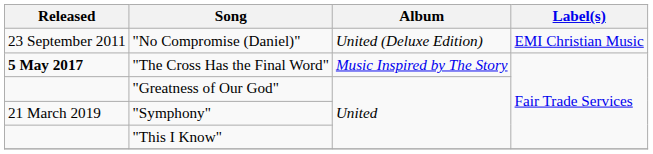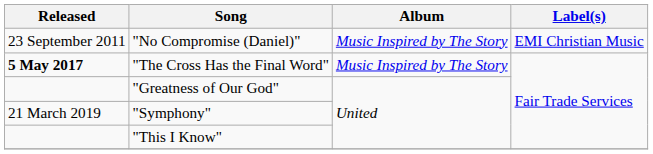(409, 40) United (Deluxe Edition) -> (422, 40) Music Inspired by The Story
